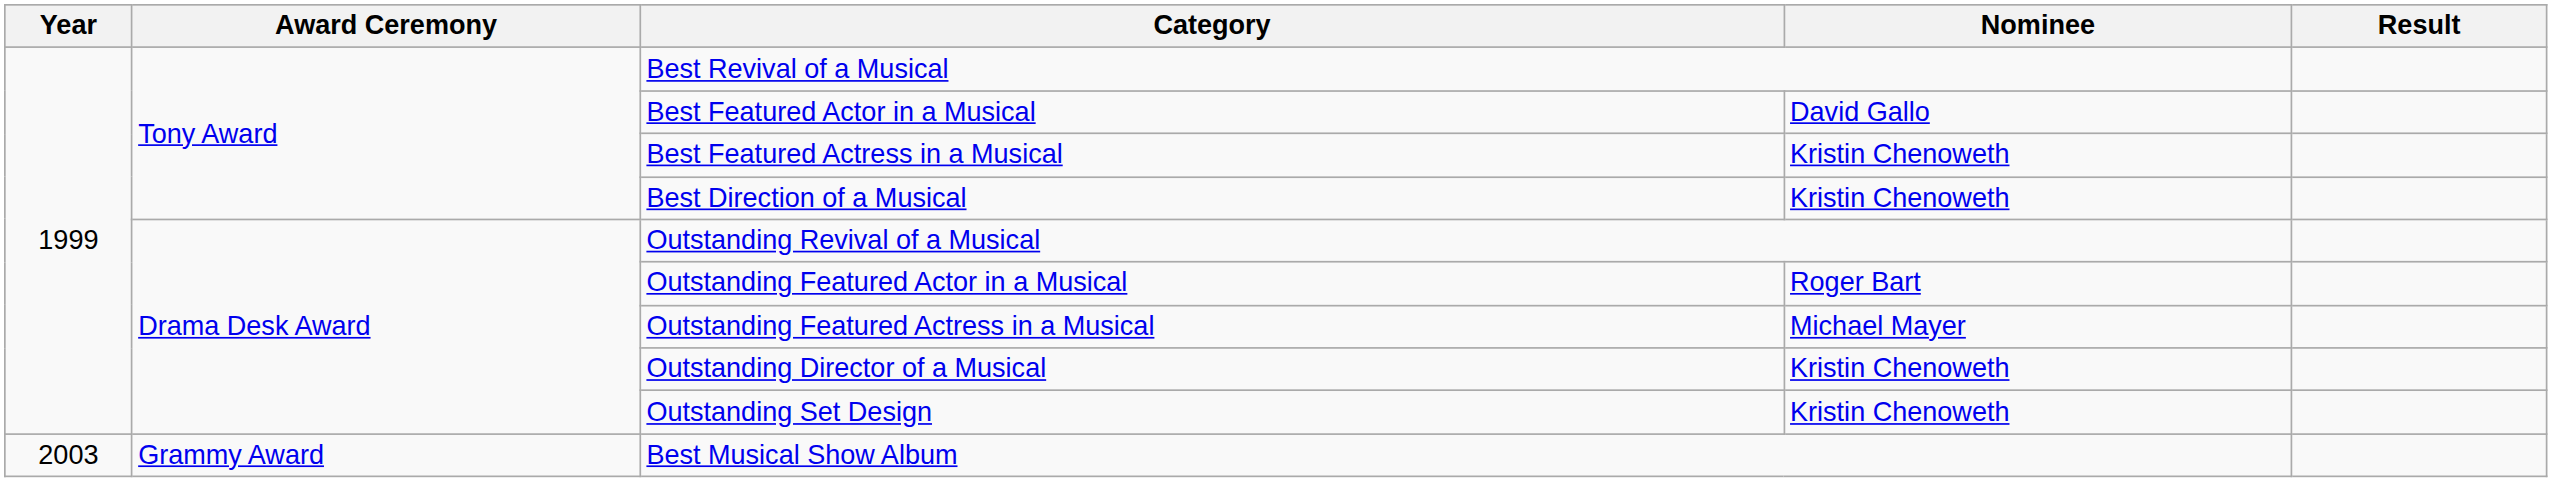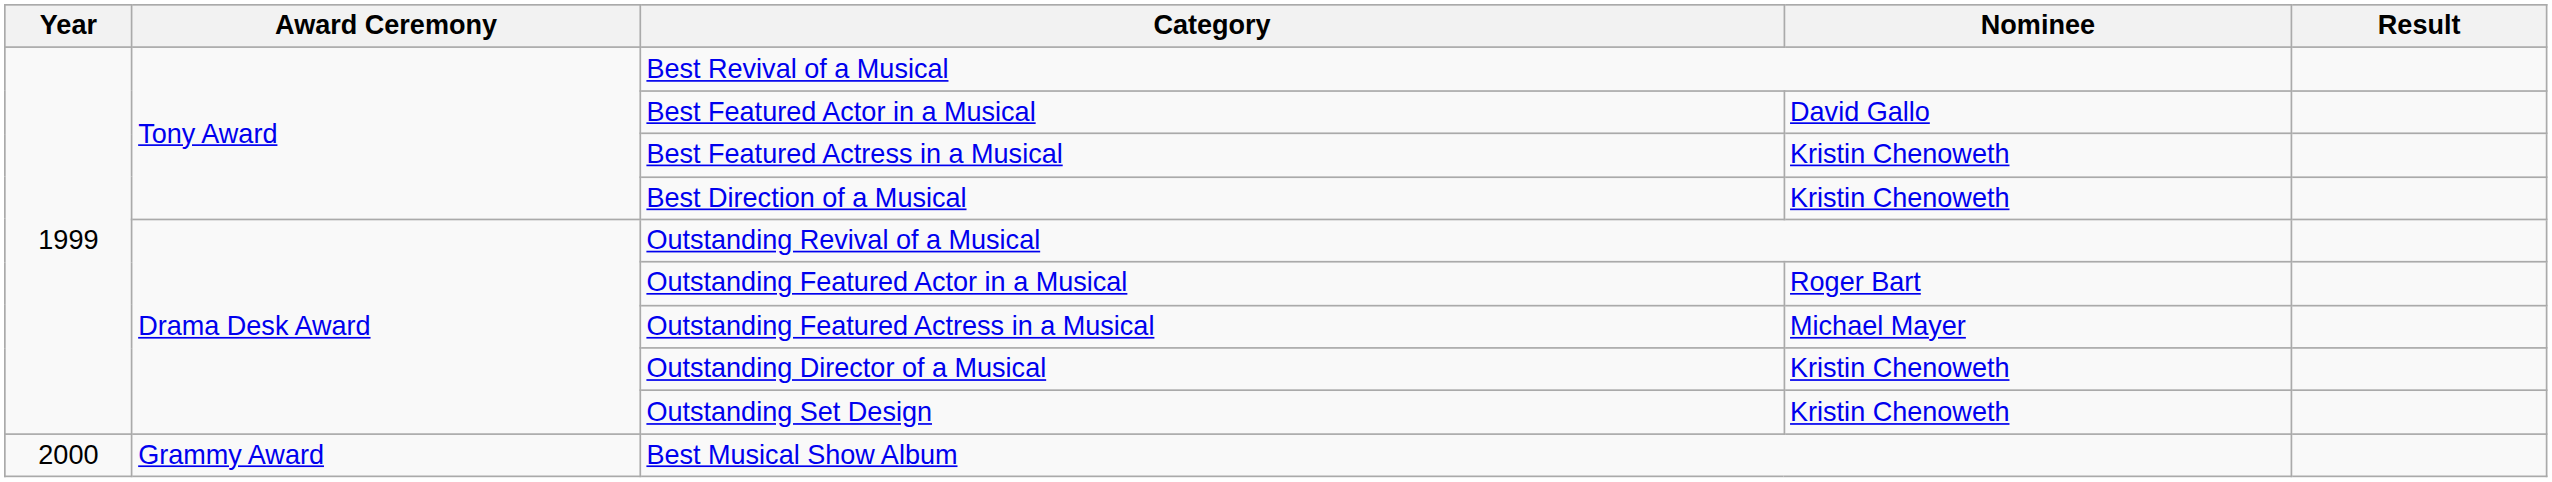(68, 454) 2003 -> (68, 454) 2000
